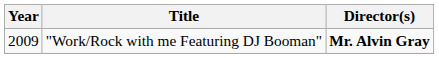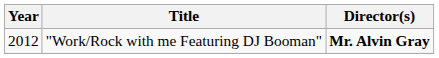(23, 41) 2009 -> (23, 41) 2012
